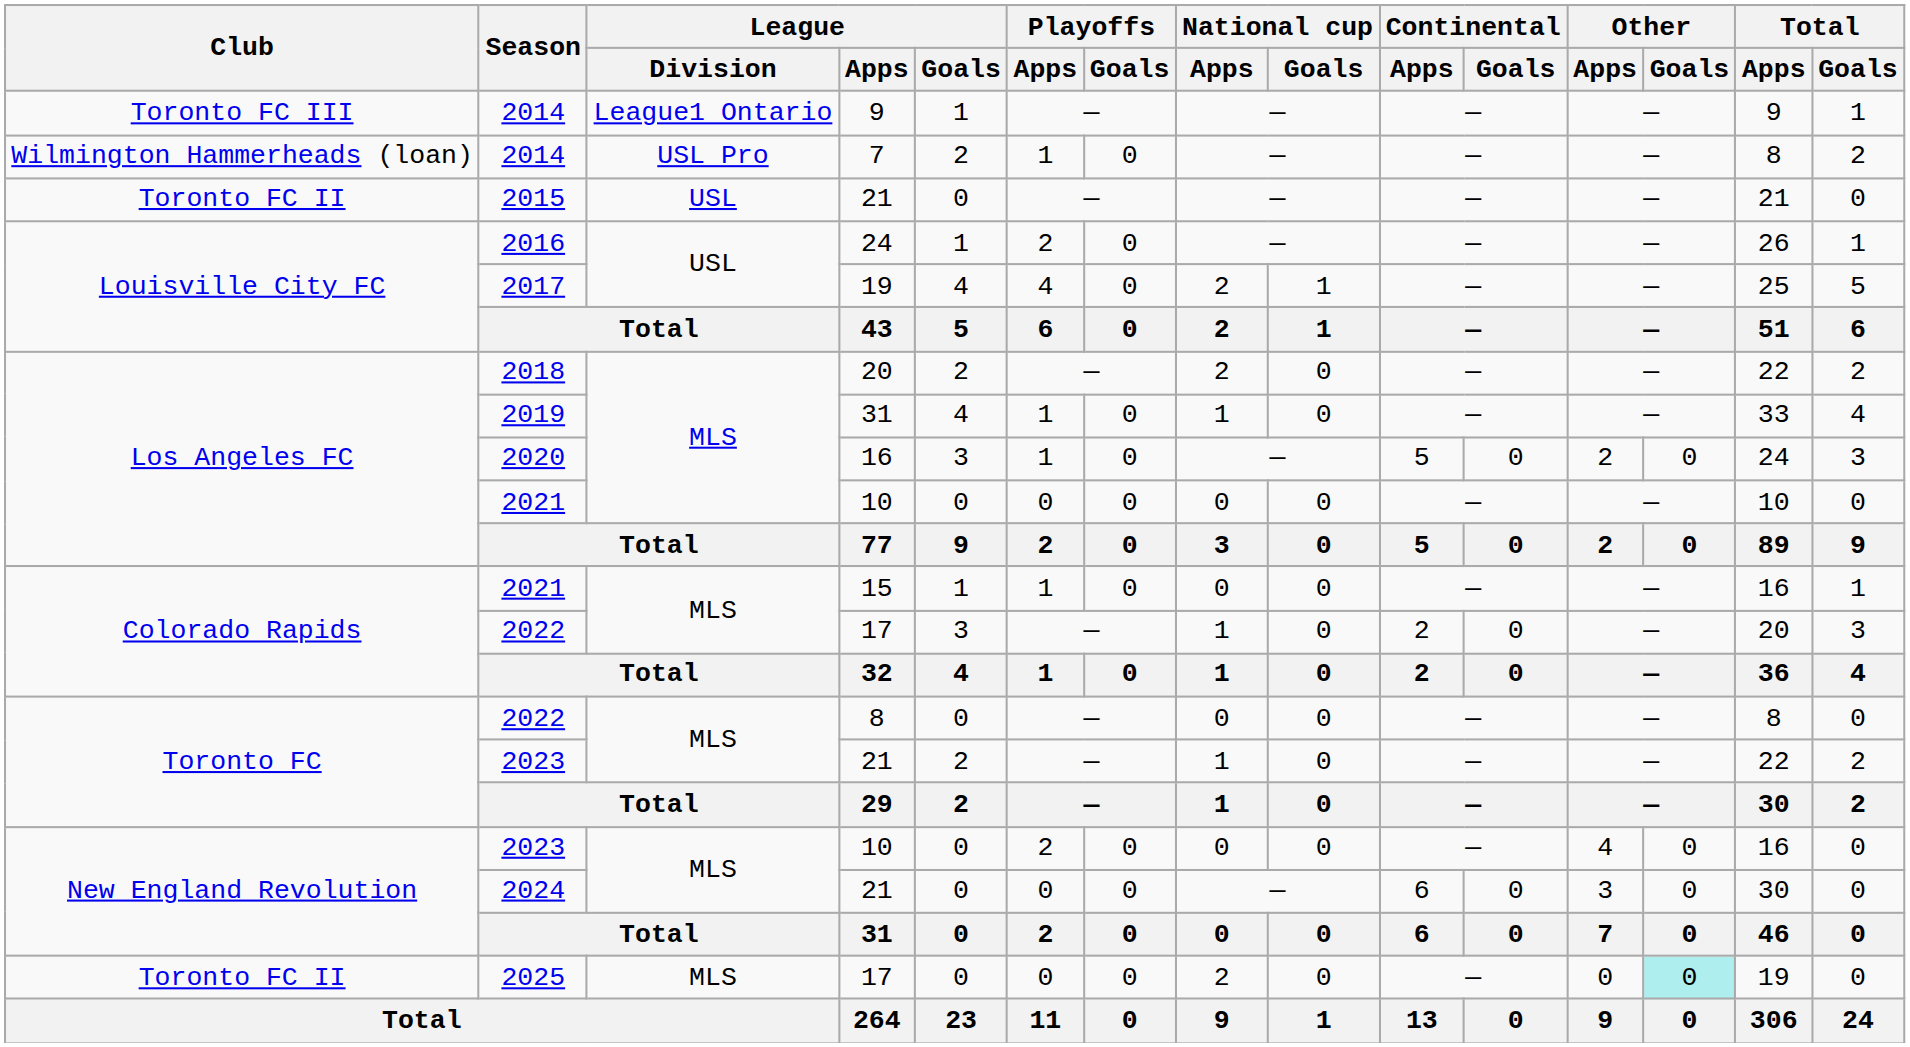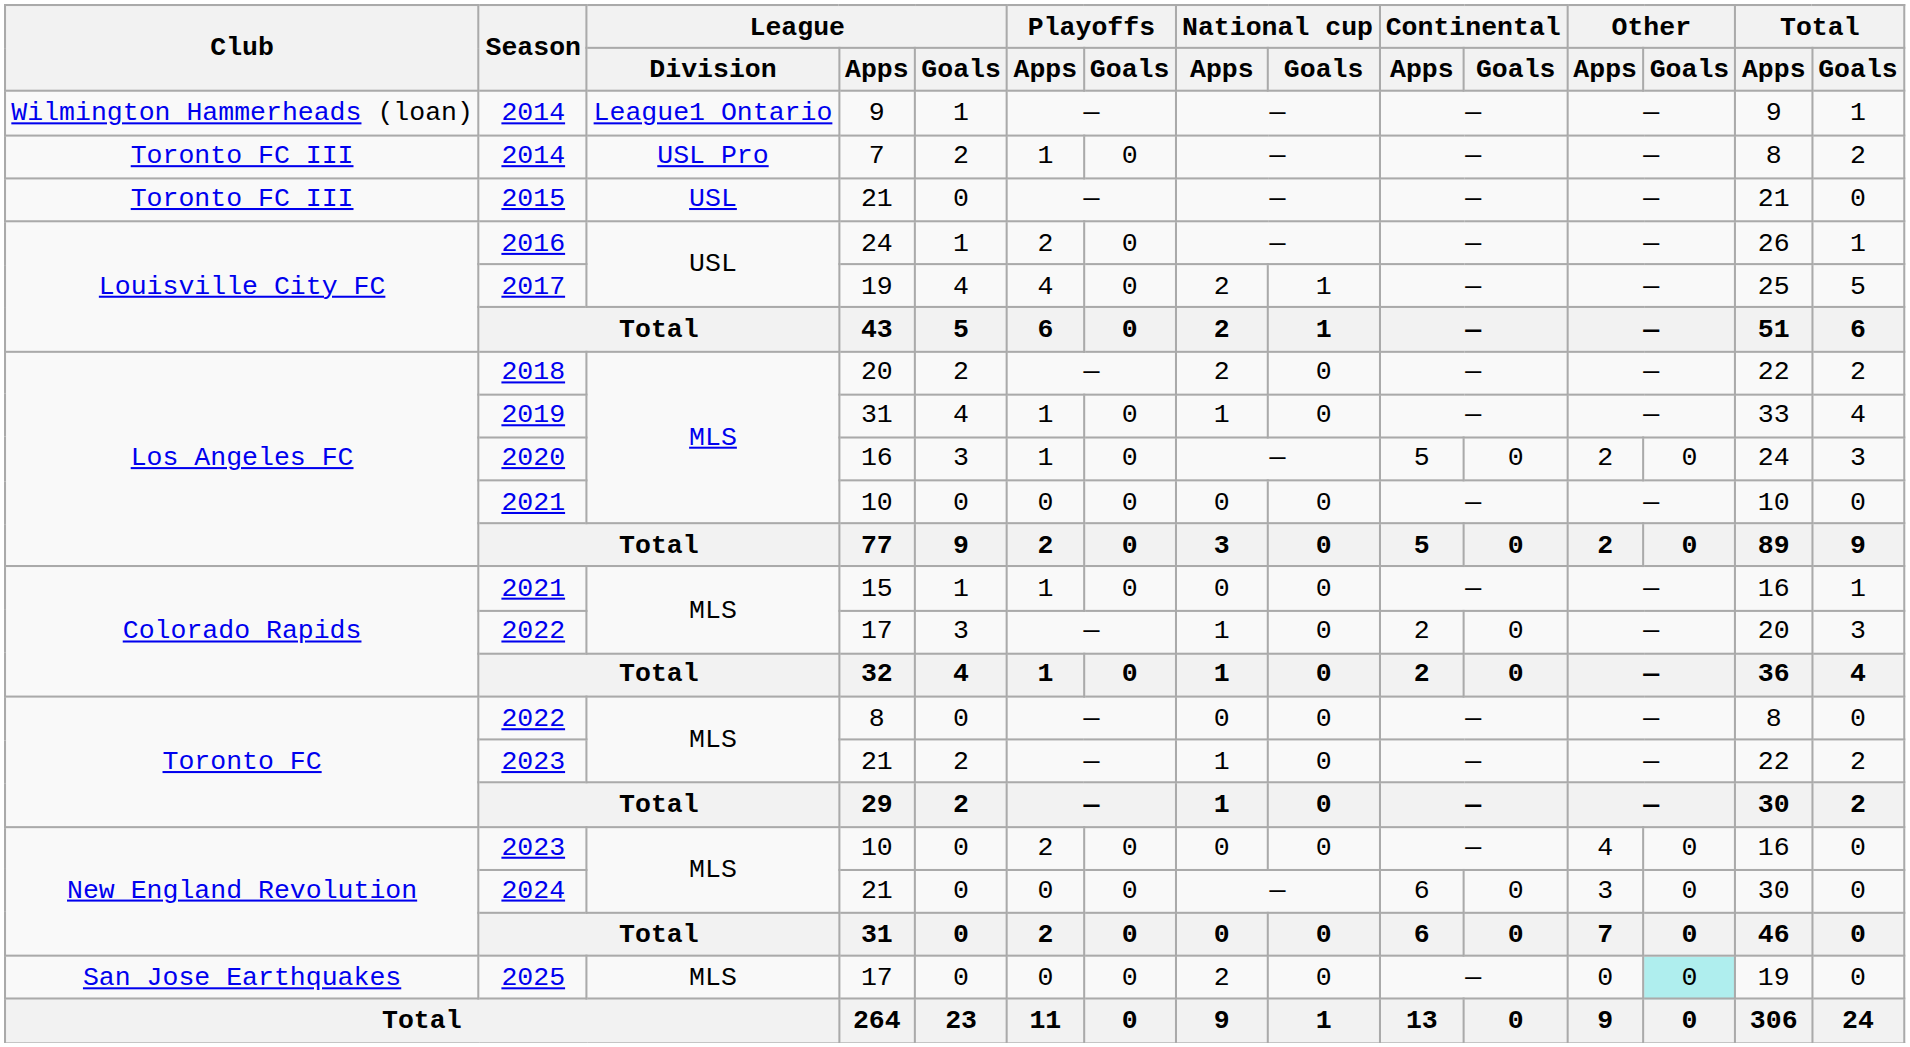(242, 113) Toronto FC III -> (242, 113) Wilmington Hammerheads (loan)
(242, 156) Wilmington Hammerheads (loan) -> (242, 156) Toronto FC III
(242, 200) Toronto FC II -> (242, 200) Toronto FC III
(242, 978) Toronto FC II -> (242, 978) San Jose Earthquakes
